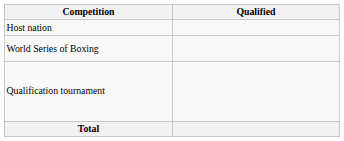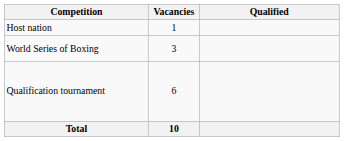+ column: (174, 12)
